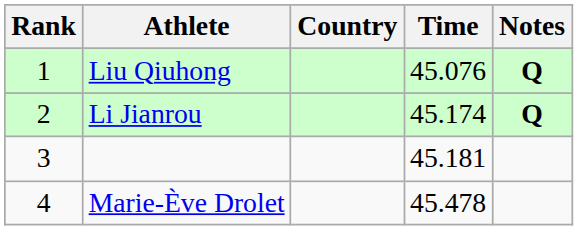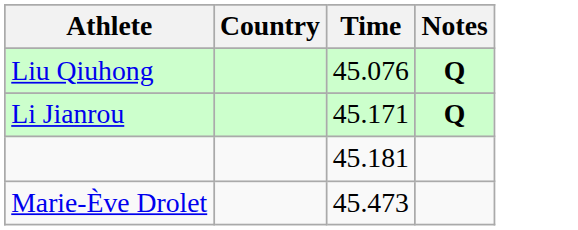- column: (44, 26)
(448, 114) 45.174 -> (371, 114) 45.171
(448, 202) 45.478 -> (371, 202) 45.473
